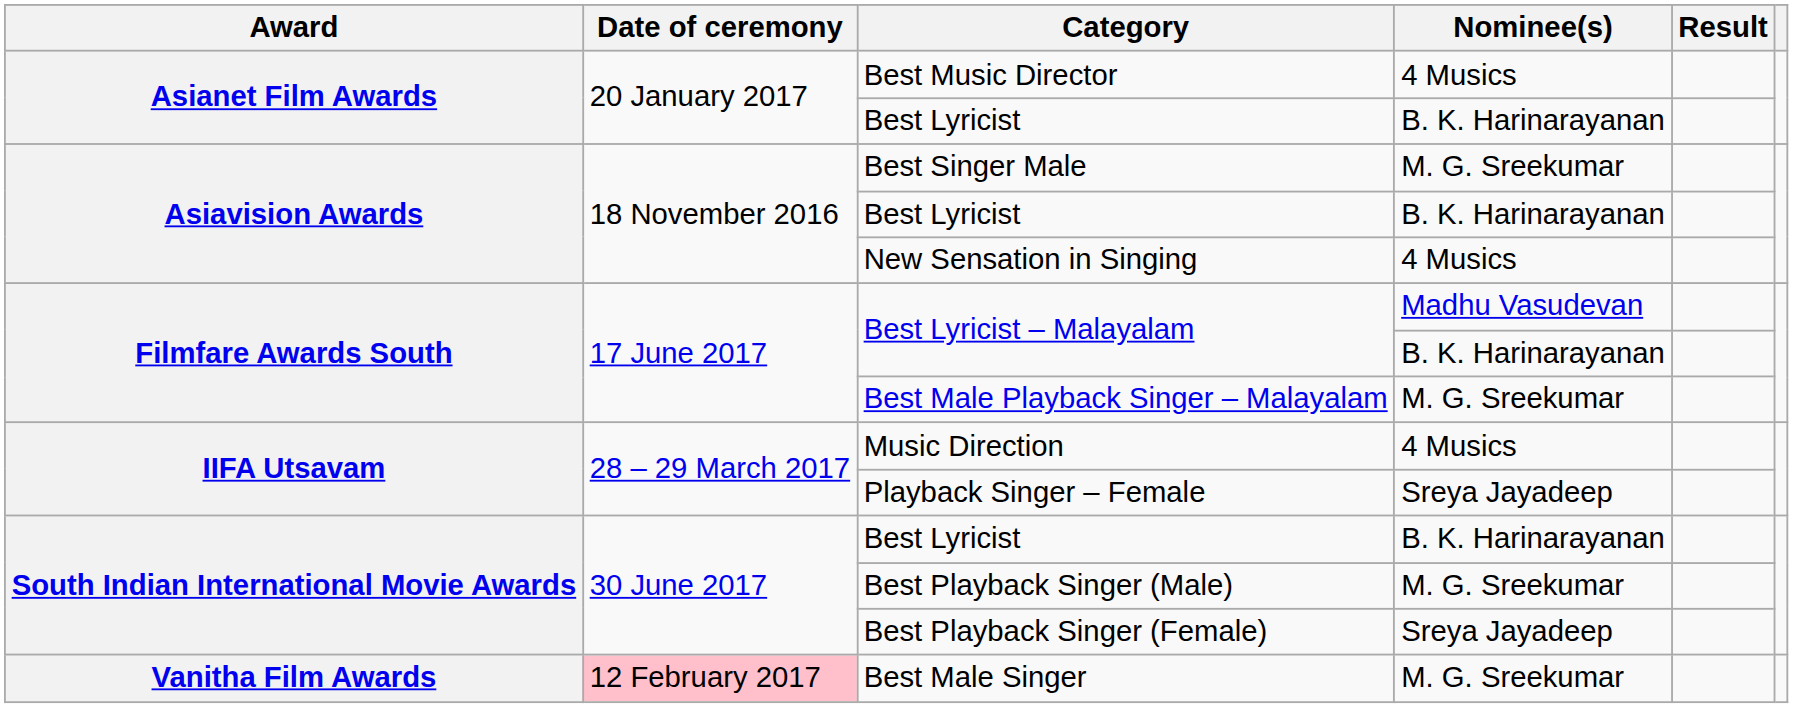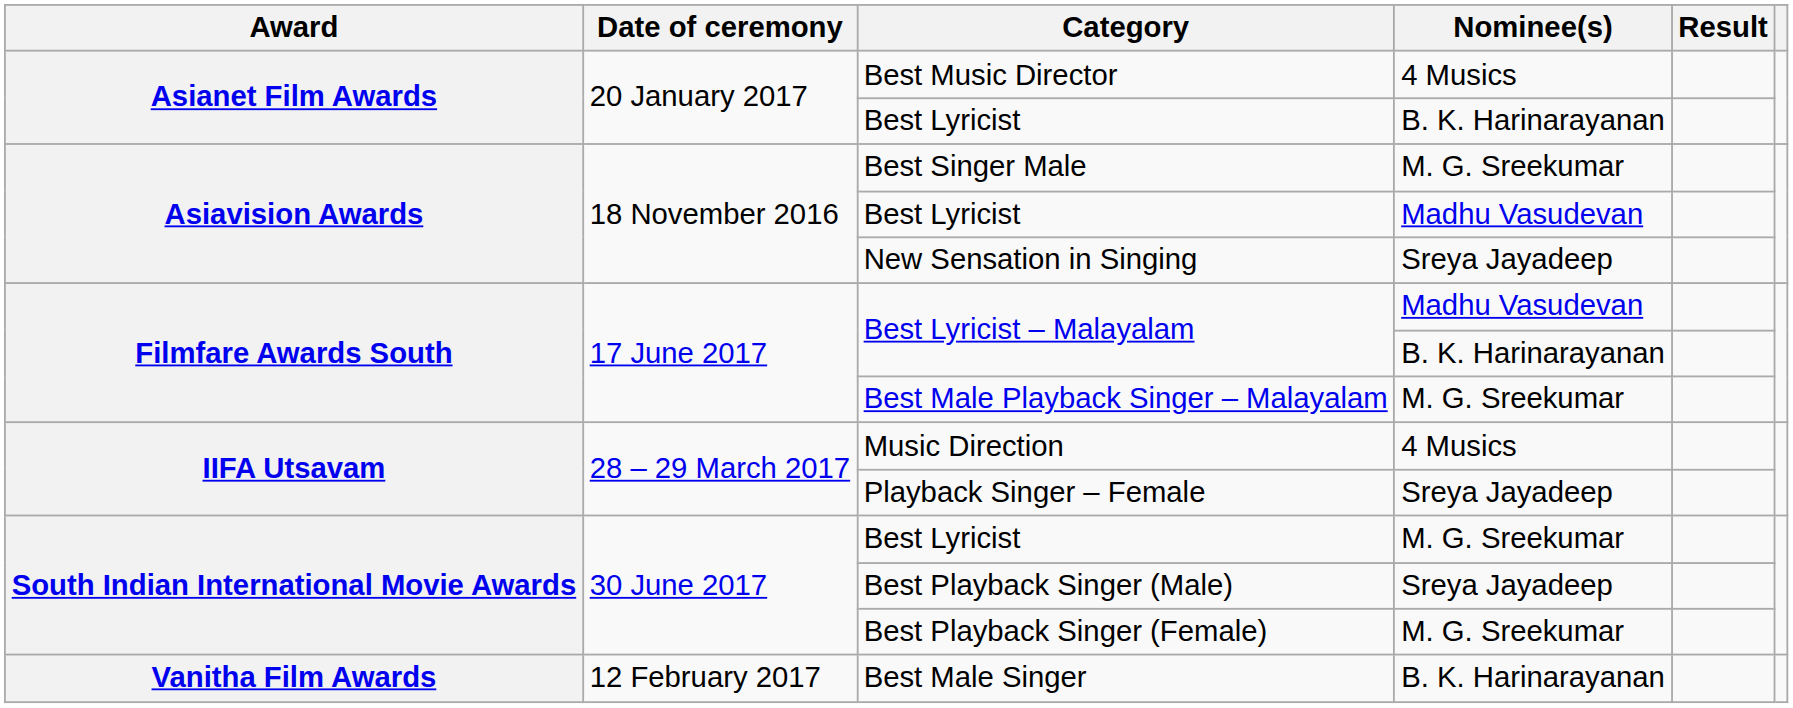(1533, 213) B. K. Harinarayanan -> (1522, 213) Madhu Vasudevan
(1459, 259) 4 Musics -> (1507, 259) Sreya Jayadeep
(1533, 538) B. K. Harinarayanan -> (1513, 538) M. G. Sreekumar
(1513, 584) M. G. Sreekumar -> (1507, 584) Sreya Jayadeep
(1507, 631) Sreya Jayadeep -> (1513, 631) M. G. Sreekumar
(705, 677) pink background -> (705, 677) no background
(1513, 677) M. G. Sreekumar -> (1533, 677) B. K. Harinarayanan
